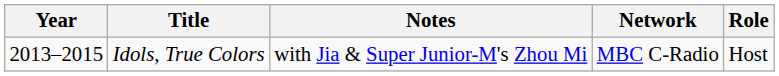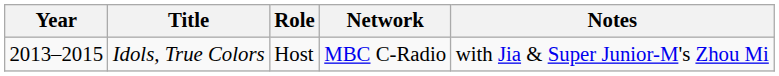columns swapped: (749, 20) <-> (431, 20)
